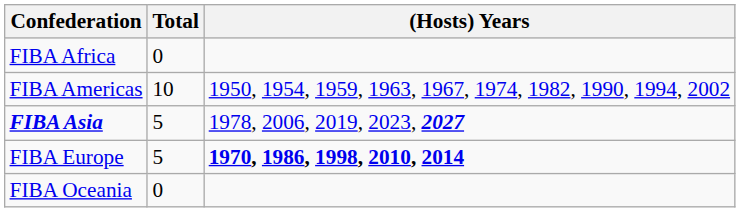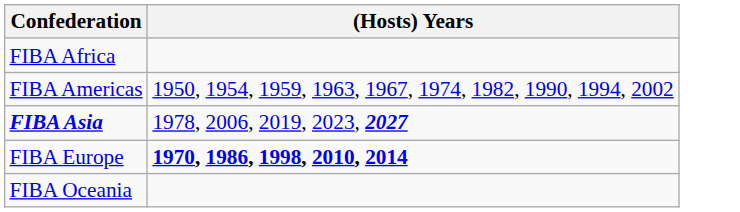- column: (176, 21)
